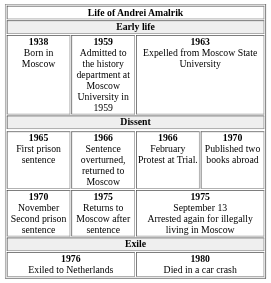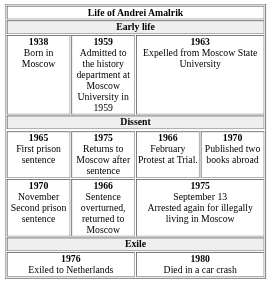(103, 160) 1966 Sentence overturned, returned to Moscow -> (103, 154) 1975 Returns to Moscow after sentence
(103, 213) 1975 Returns to Moscow after sentence -> (103, 207) 1966 Sentence overturned, returned to Moscow
